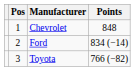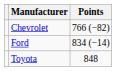- column: (18, 12)
(109, 27) 848 -> (91, 27) 766 (−82)
(109, 59) 766 (−82) -> (91, 59) 848
